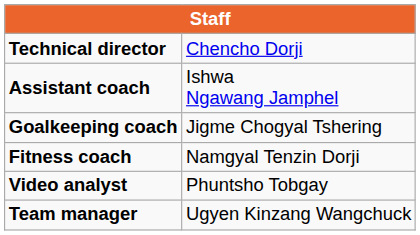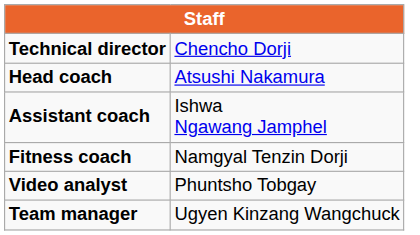+ row: (60, 77)
- row: (93, 127)
